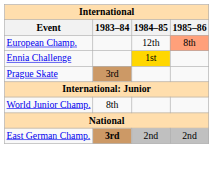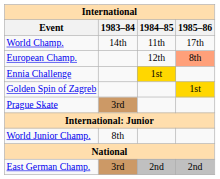+ row: (35, 43)
+ row: (51, 89)
(112, 136) bold -> (118, 167) normal
